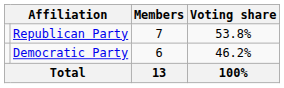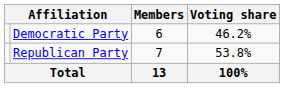rows swapped: (71, 53) <-> (71, 34)
